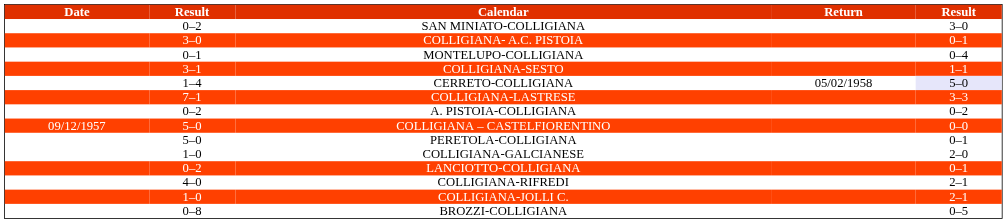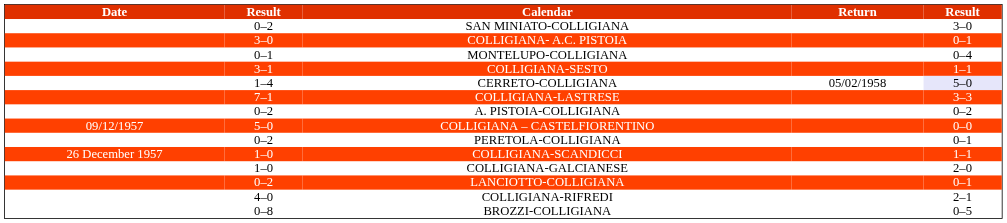(192, 139) 5–0 -> (264, 139) 0–2
+ row: (547, 154)
- row: (503, 196)
